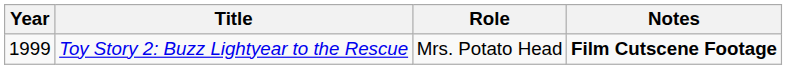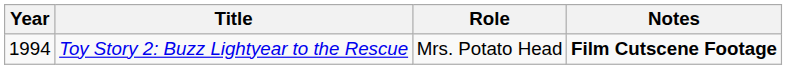(30, 49) 1999 -> (30, 49) 1994
